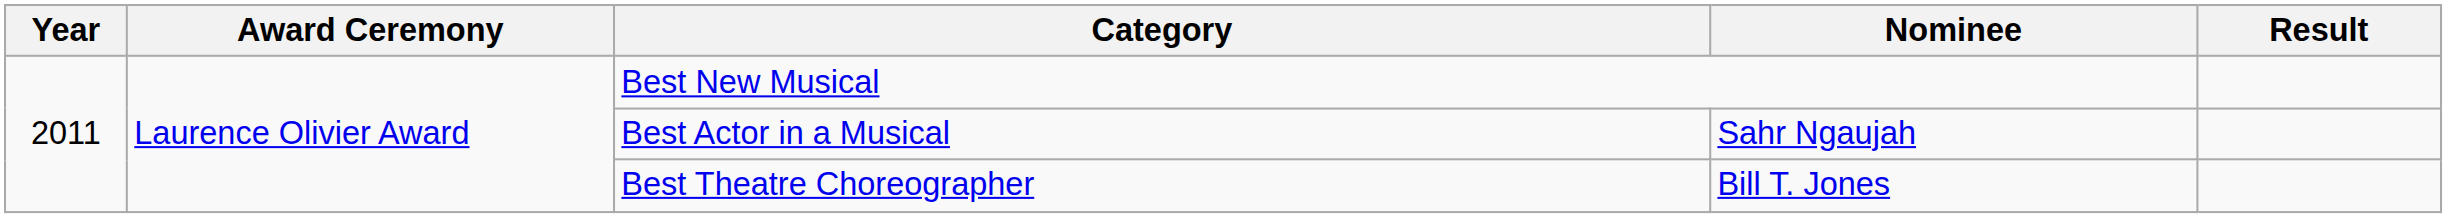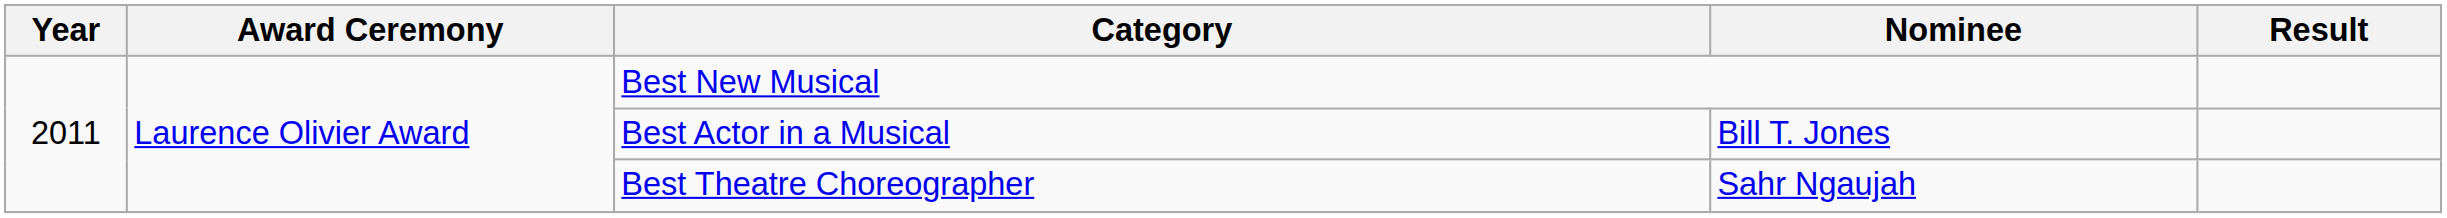(1817, 133) Sahr Ngaujah -> (1804, 133) Bill T. Jones
(1804, 184) Bill T. Jones -> (1817, 184) Sahr Ngaujah
